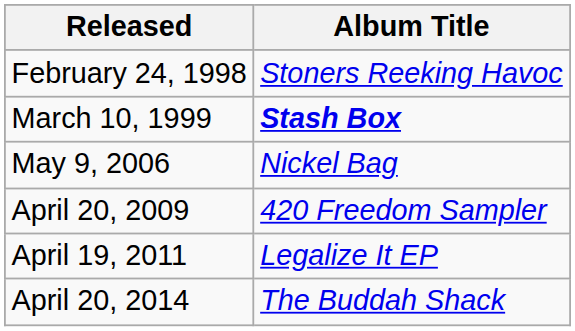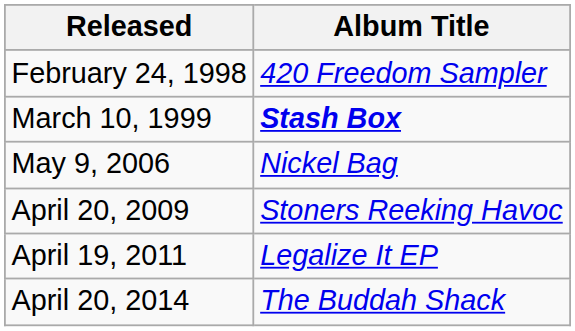(411, 73) Stoners Reeking Havoc -> (403, 73) 420 Freedom Sampler
(403, 210) 420 Freedom Sampler -> (411, 210) Stoners Reeking Havoc
